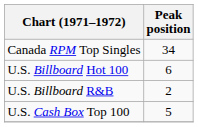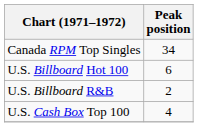(168, 111) 5 -> (168, 111) 4
